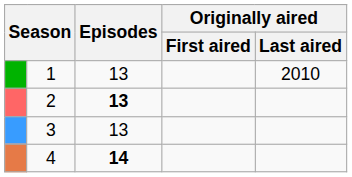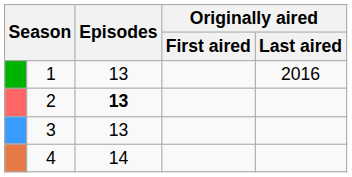(300, 74) 2010 -> (300, 74) 2016
(118, 158) bold -> (118, 158) normal
